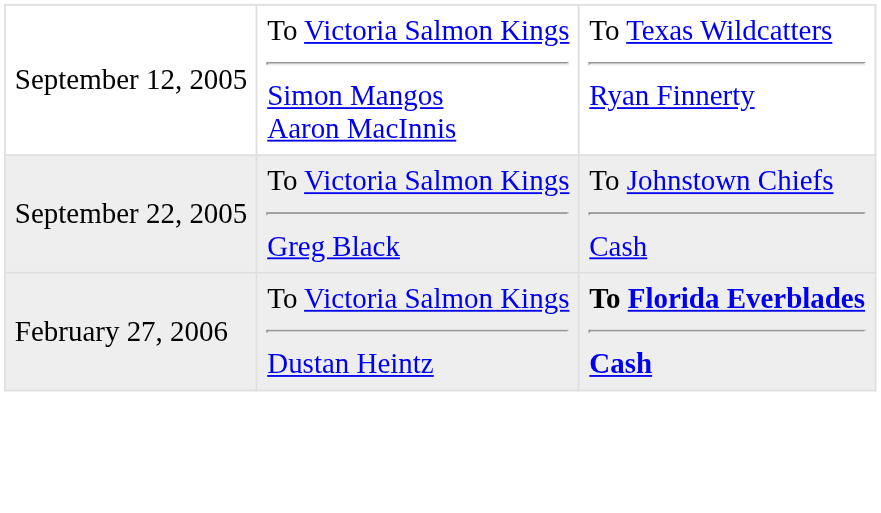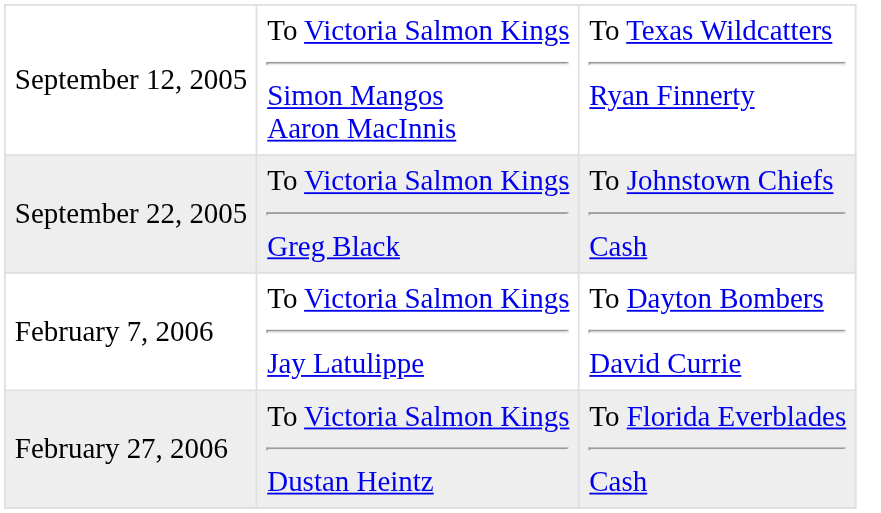+ row: (114, 331)
(727, 331) bold -> (718, 448) normal
